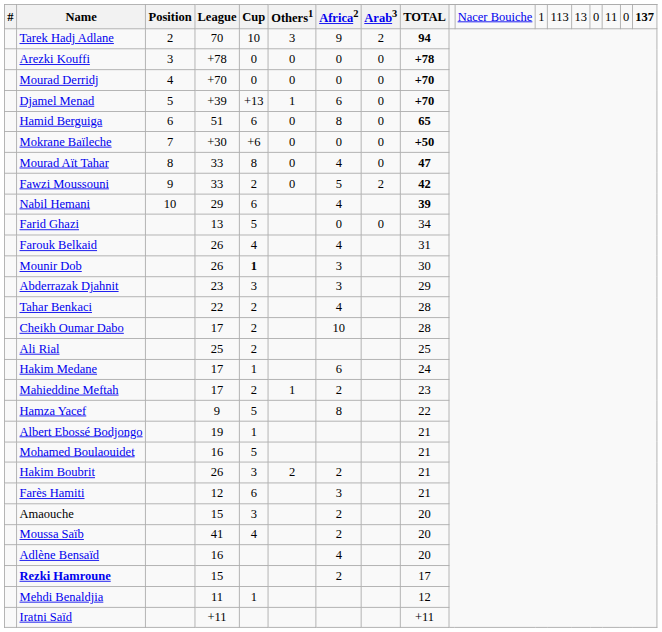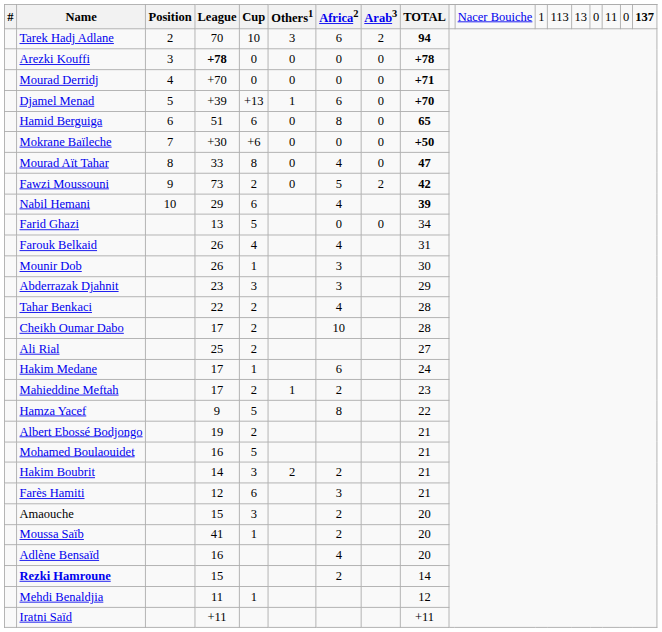(339, 39) 9 -> (339, 39) 6
(217, 59) normal -> (217, 59) bold
(425, 80) +70 -> (425, 80) +71
(217, 183) 33 -> (217, 183) 73
(254, 266) bold -> (254, 266) normal
(425, 349) 25 -> (425, 349) 27
(254, 431) 1 -> (254, 431) 2
(217, 473) 26 -> (217, 473) 14
(254, 535) 4 -> (254, 535) 1
(425, 576) 17 -> (425, 576) 14
